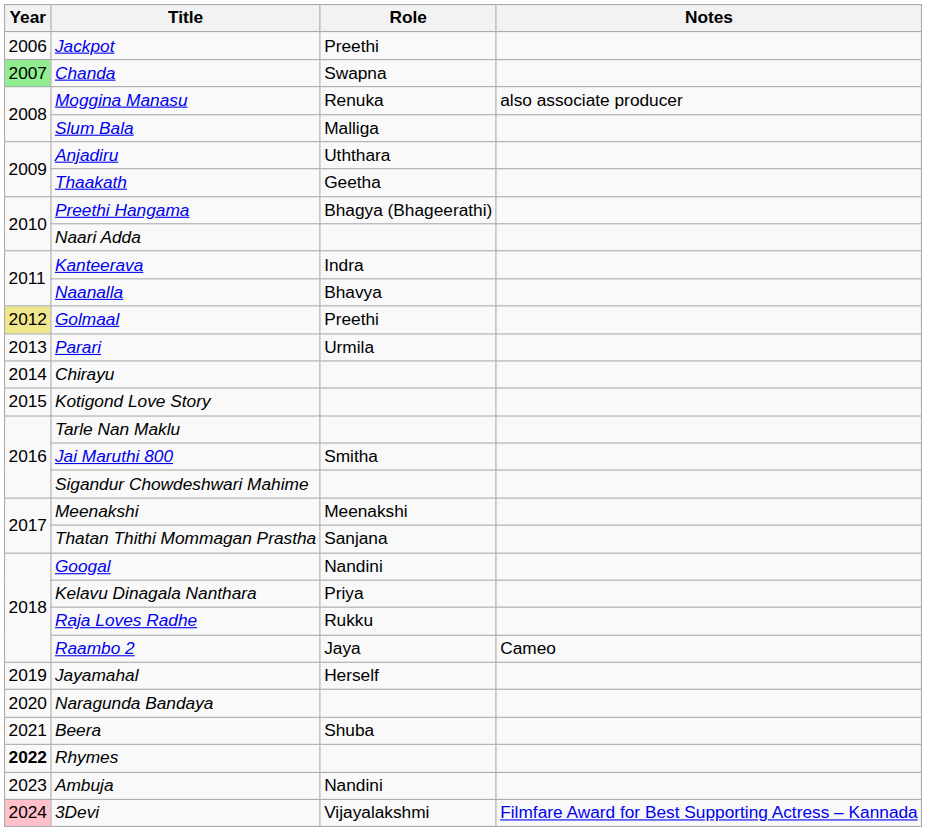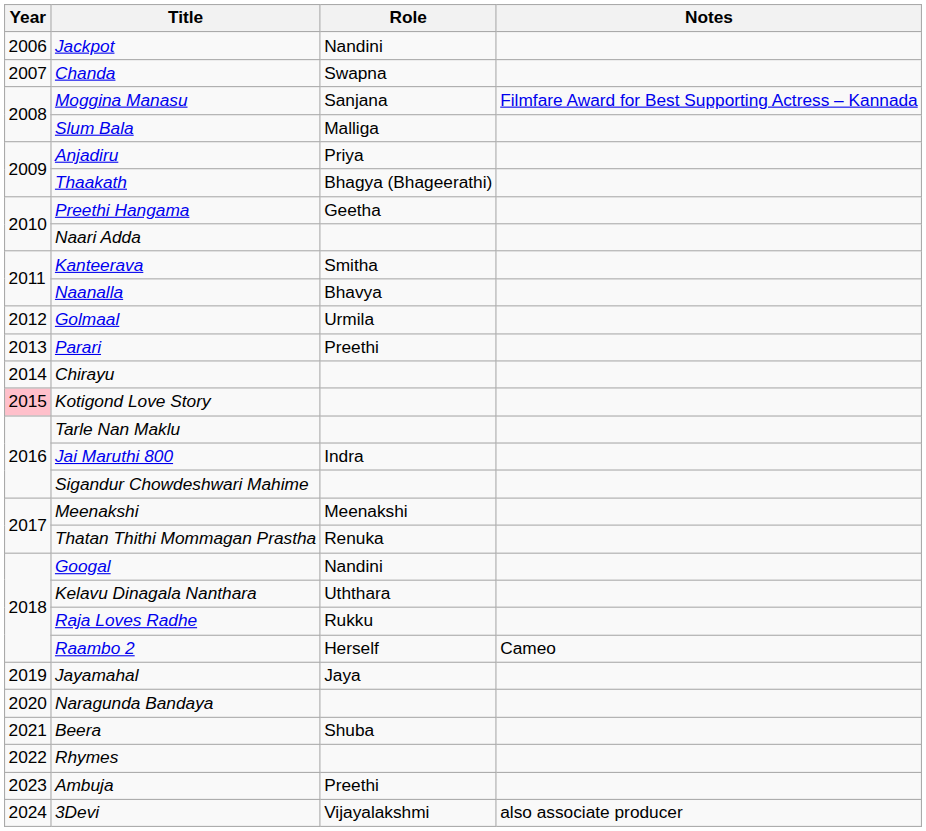(352, 45) Preethi -> (353, 45) Nandini
(28, 73) lightgreen background -> (28, 73) no background
(354, 100) Renuka -> (356, 100) Sanjana
(591, 100) also associate producer -> (709, 100) Filmfare Award for Best Supporting Actress – Kannada
(357, 155) Uththara -> (344, 155) Priya
(352, 182) Geetha -> (408, 182) Bhagya (Bhageerathi)
(408, 210) Bhagya (Bhageerathi) -> (352, 210) Geetha
(344, 264) Indra -> (351, 264) Smitha
(28, 319) khaki background -> (28, 319) no background
(352, 319) Preethi -> (349, 319) Urmila
(349, 347) Urmila -> (352, 347) Preethi
(28, 401) no background -> (28, 401) pink background
(351, 456) Smitha -> (344, 456) Indra
(356, 538) Sanjana -> (354, 538) Renuka
(344, 593) Priya -> (357, 593) Uththara
(342, 648) Jaya -> (352, 648) Herself
(352, 675) Herself -> (342, 675) Jaya
(28, 758) bold -> (28, 758) normal
(353, 785) Nandini -> (352, 785) Preethi
(28, 812) pink background -> (28, 812) no background
(709, 812) Filmfare Award for Best Supporting Actress – Kannada -> (591, 812) also associate producer
